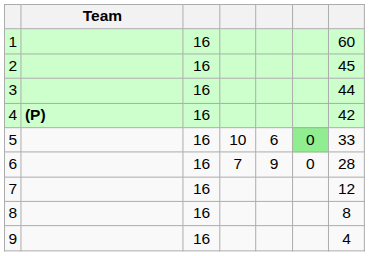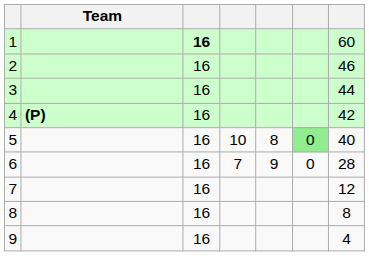(202, 41) normal -> (202, 41) bold
(347, 66) 45 -> (347, 66) 46
(274, 139) 6 -> (274, 139) 8
(347, 139) 33 -> (347, 139) 40
